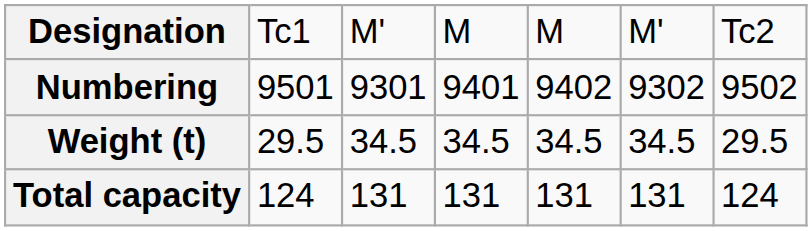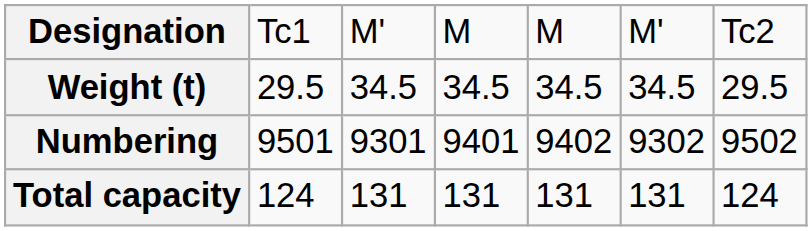rows swapped: (127, 86) <-> (127, 141)
